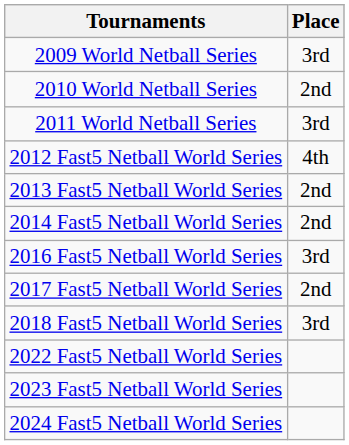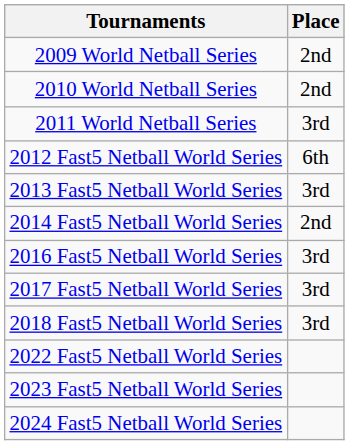(316, 54) 3rd -> (316, 54) 2nd
(316, 156) 4th -> (316, 156) 6th
(316, 189) 2nd -> (316, 189) 3rd
(316, 289) 2nd -> (316, 289) 3rd
